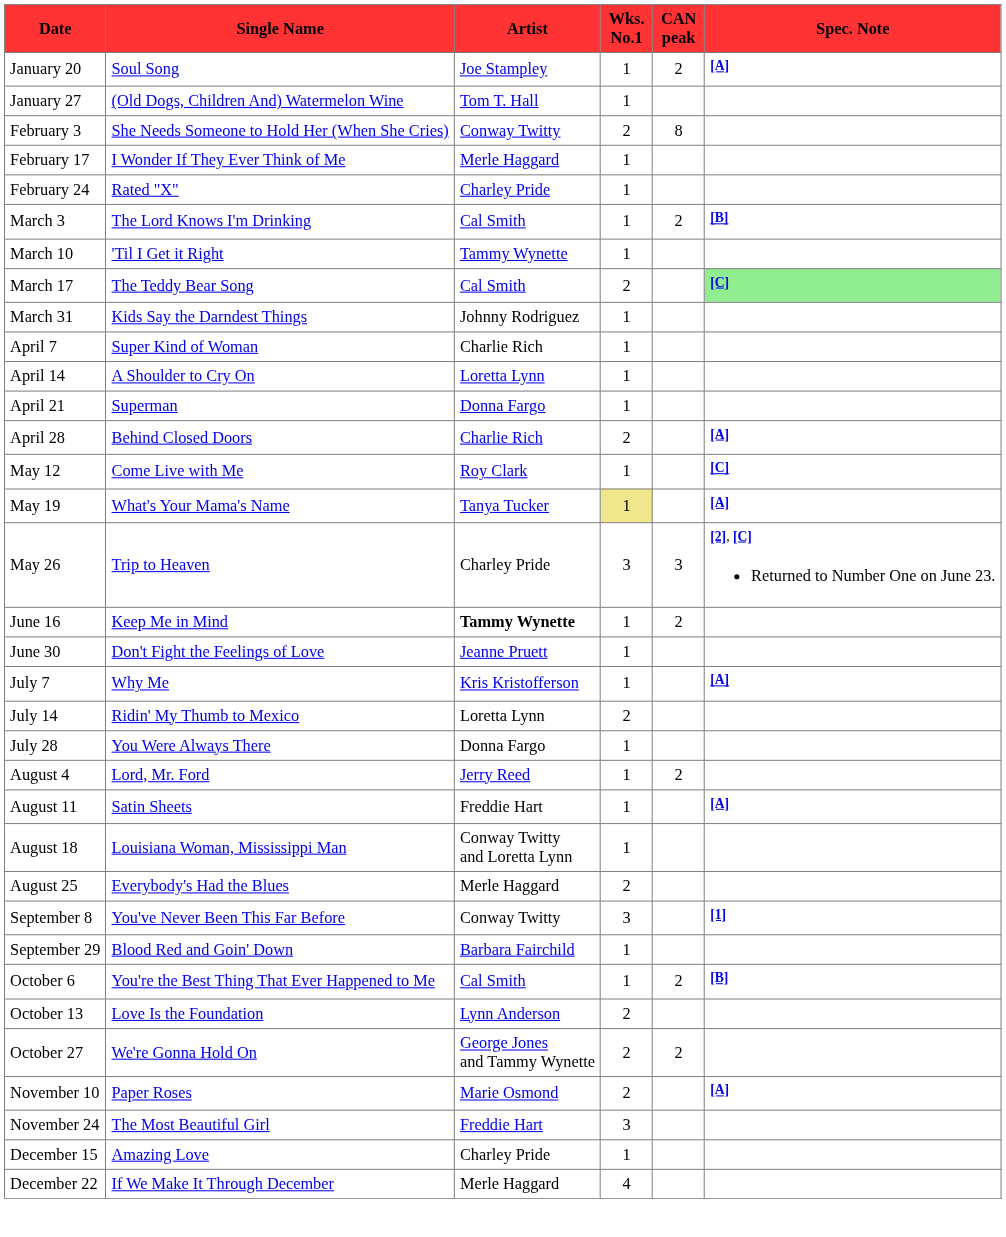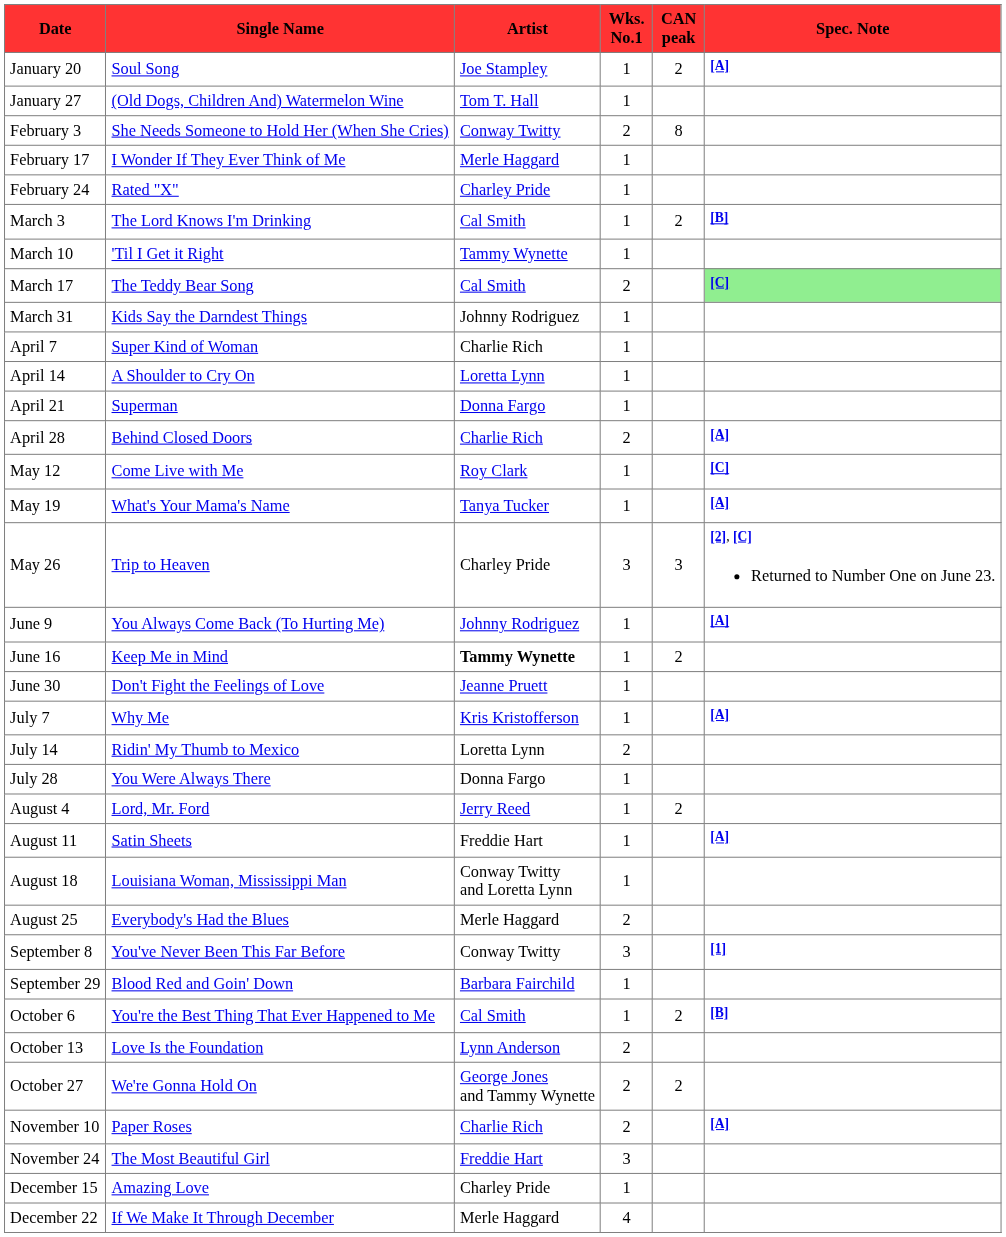(627, 505) khaki background -> (627, 505) no background
+ row: (31, 624)
(509, 1093) Marie Osmond -> (501, 1127) Charlie Rich
